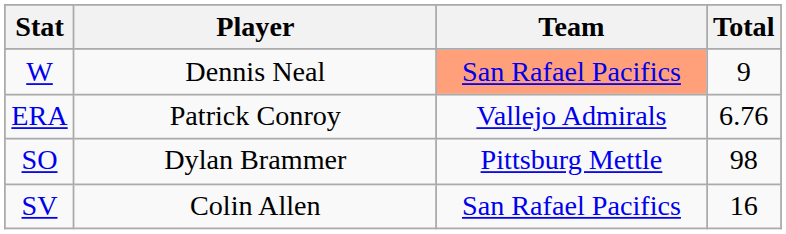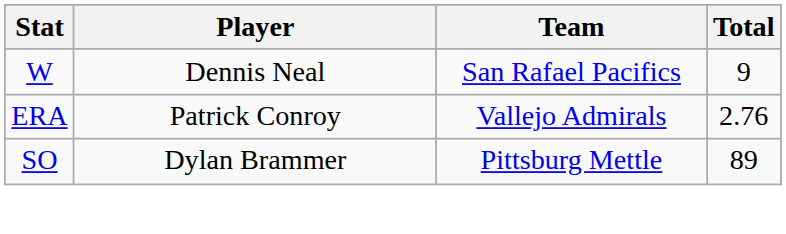(571, 71) lightsalmon background -> (571, 71) no background
(744, 116) 6.76 -> (744, 116) 2.76
(744, 160) 98 -> (744, 160) 89
- row: (40, 205)
